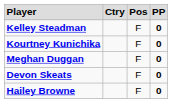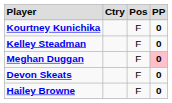rows swapped: (46, 28) <-> (53, 43)
(159, 59) no background -> (159, 59) pink background
